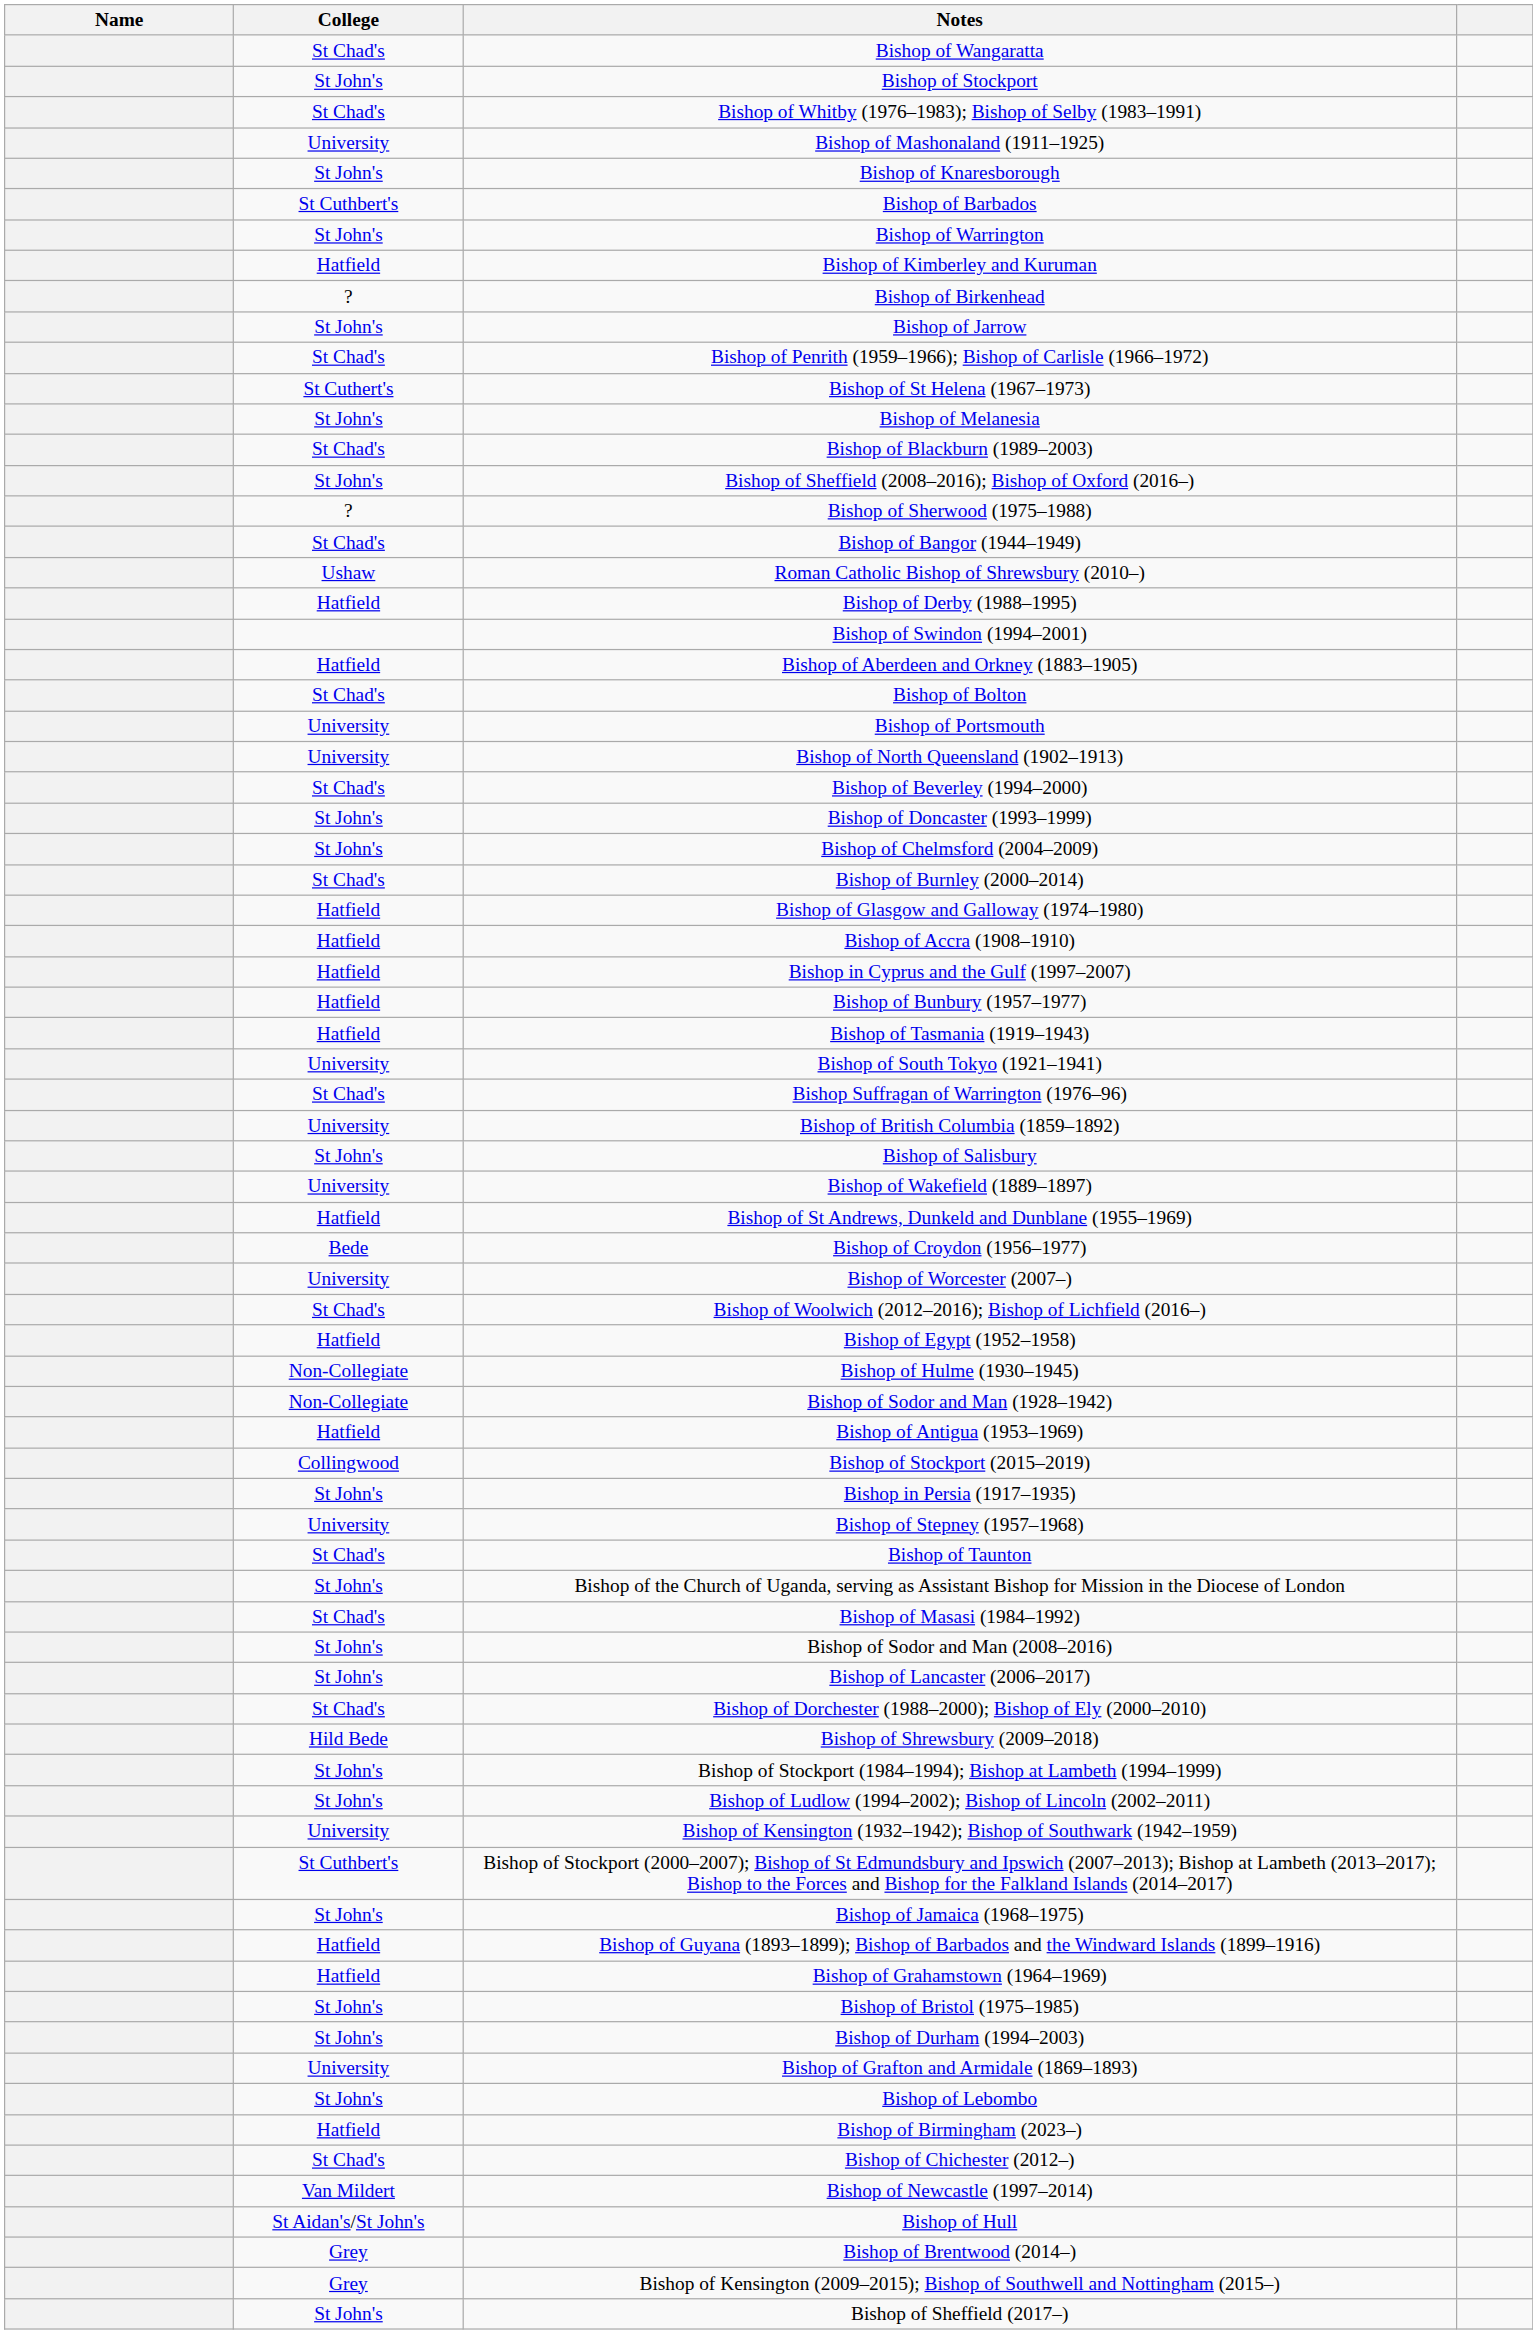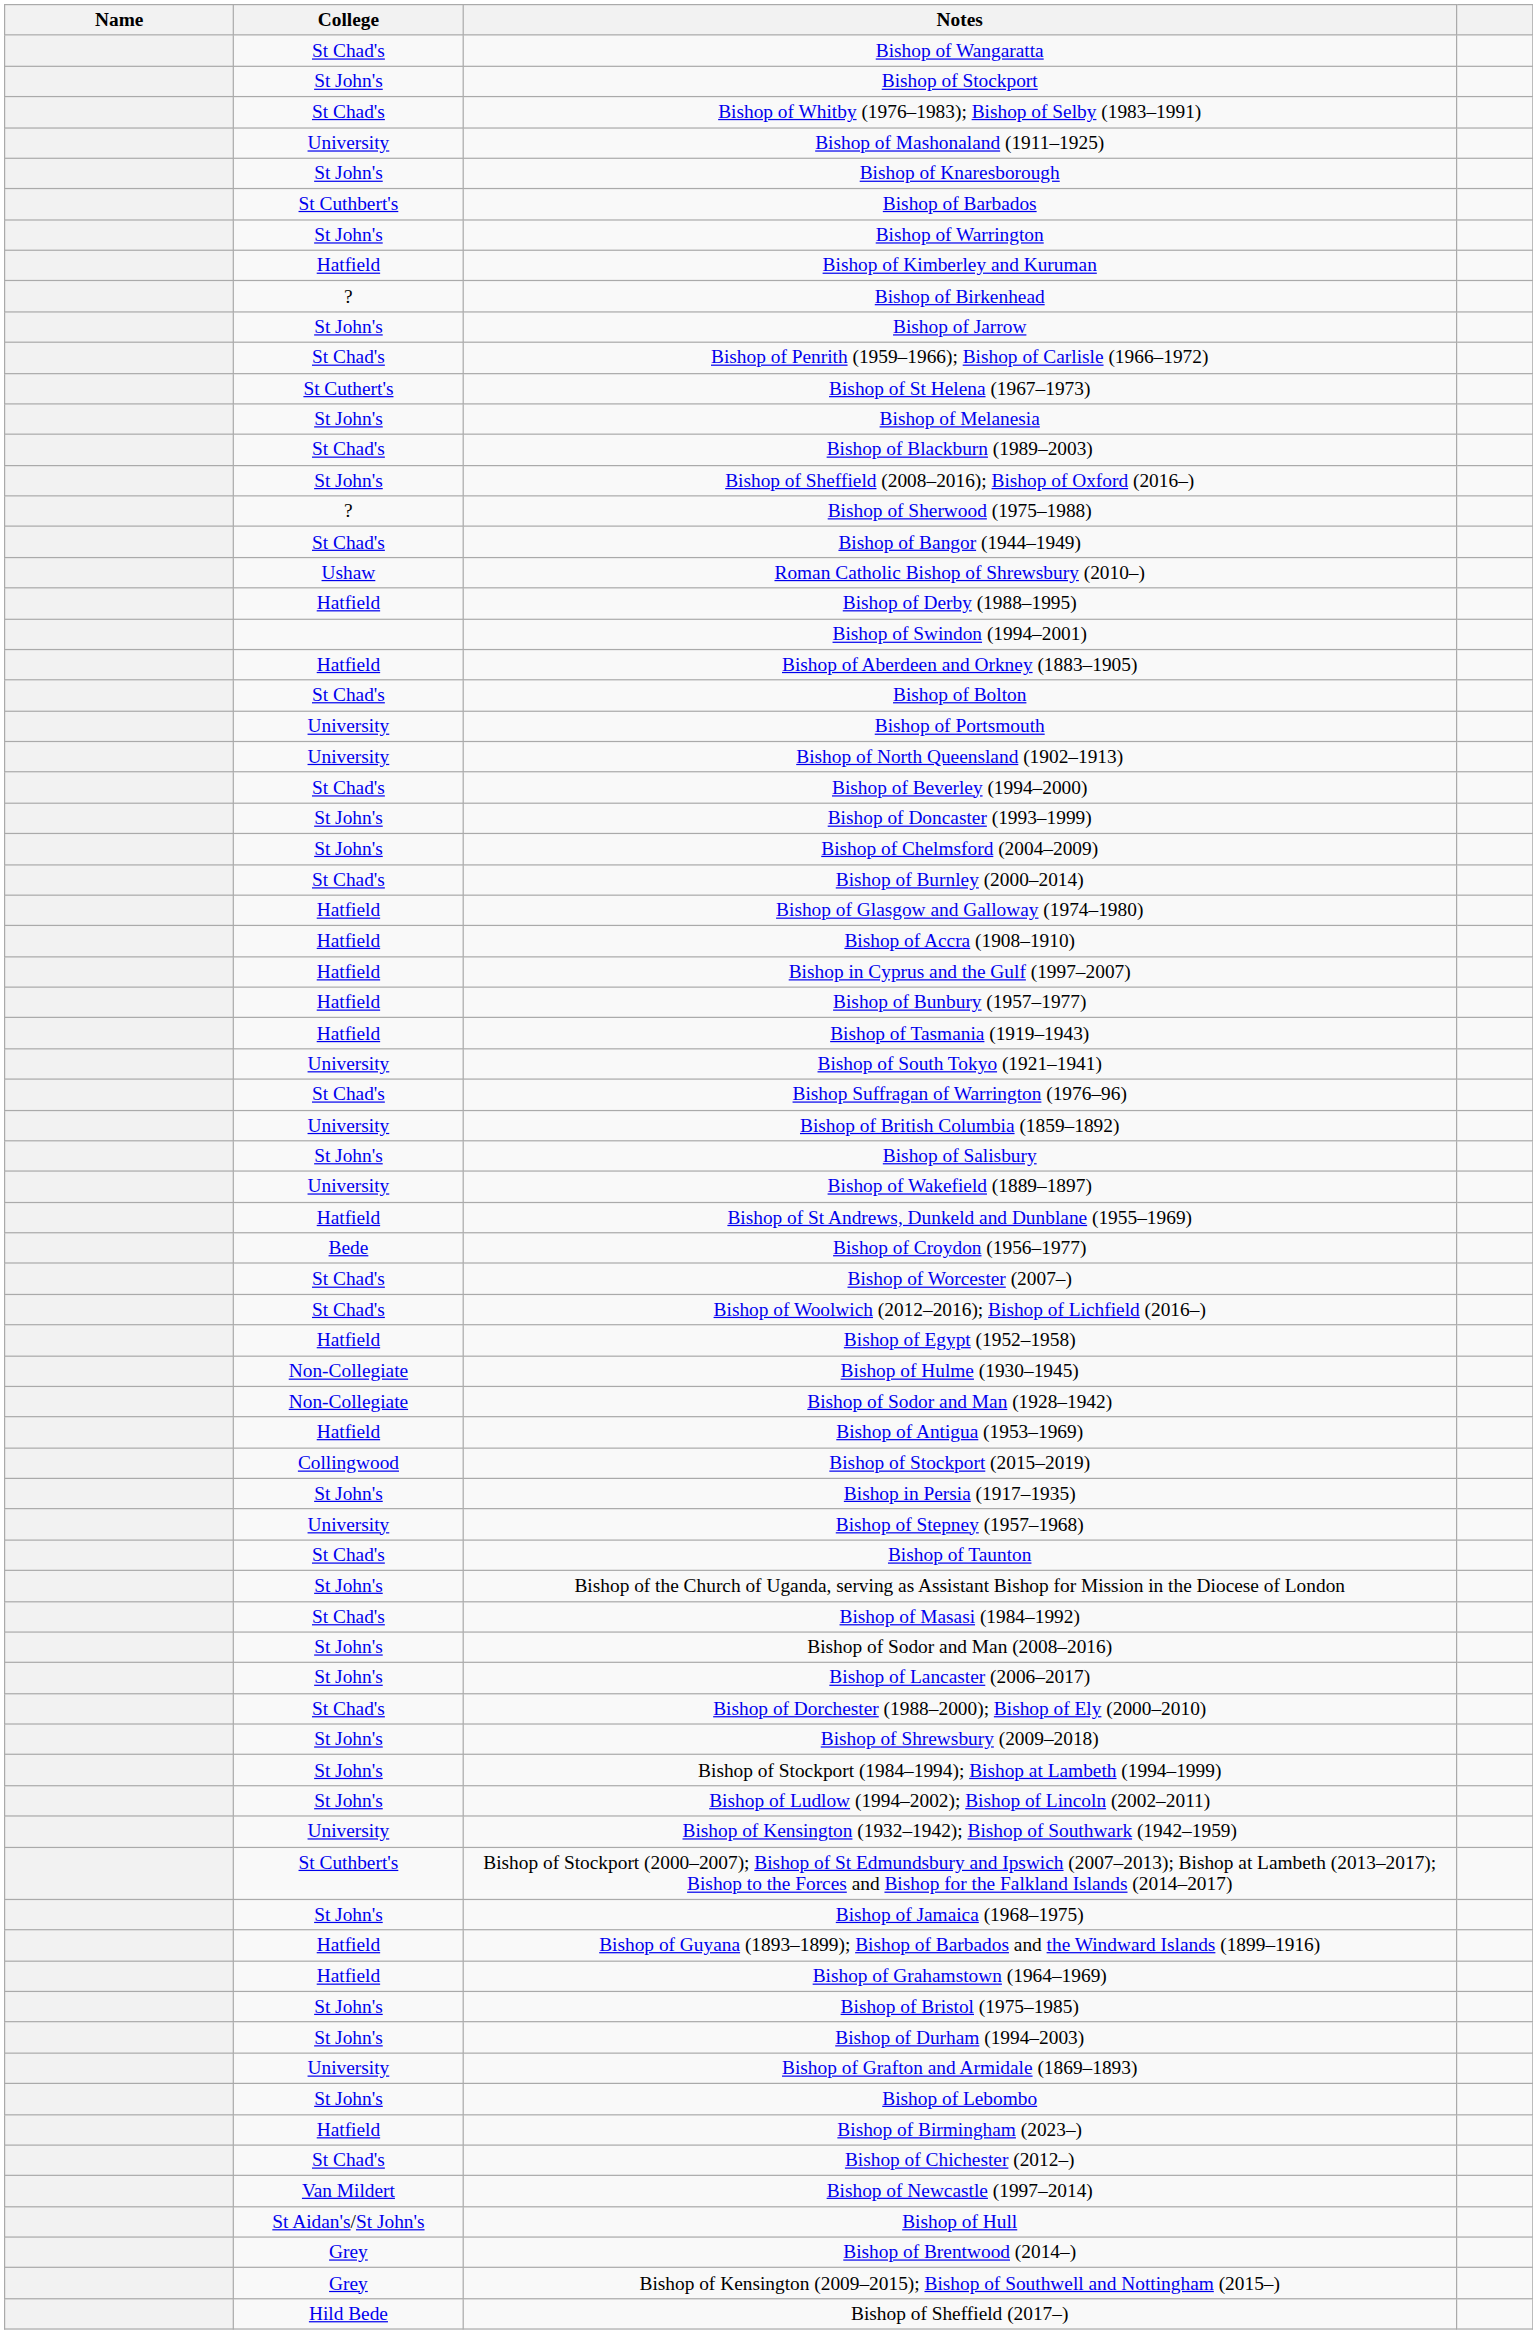(348, 1278) University -> (348, 1278) St Chad's
(348, 1739) Hild Bede -> (348, 1739) St John's
(348, 2313) St John's -> (348, 2313) Hild Bede
